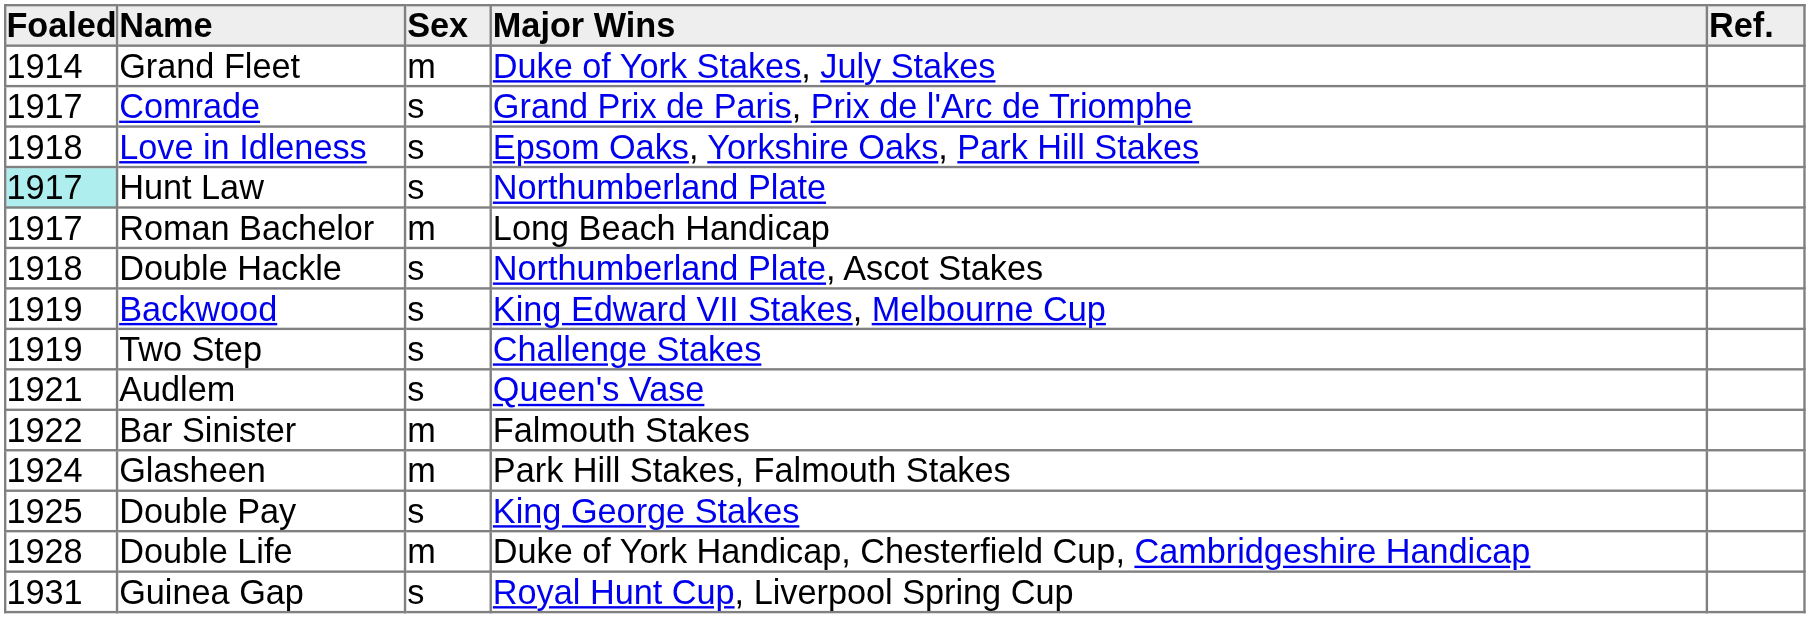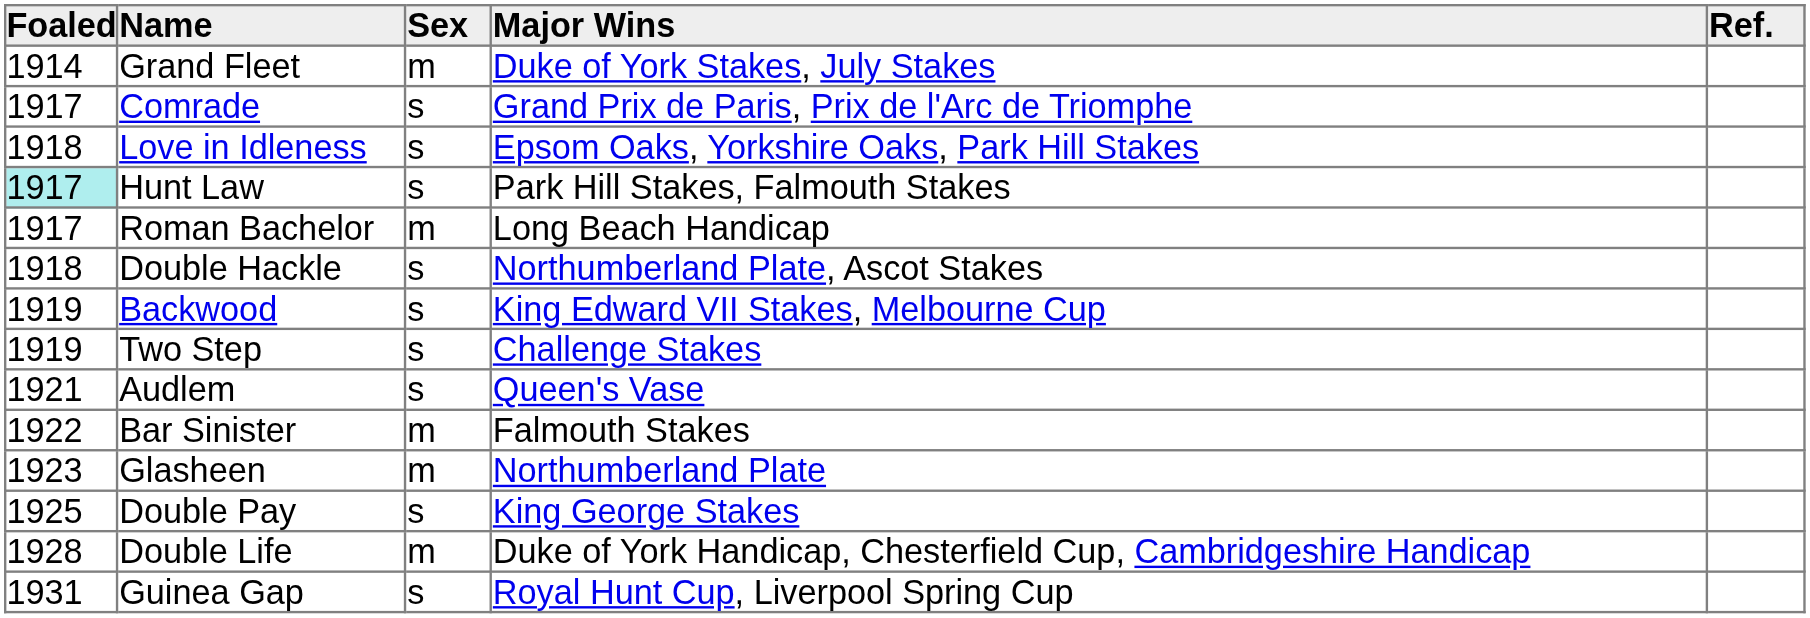(659, 187) Northumberland Plate -> (752, 187) Park Hill Stakes, Falmouth Stakes
(44, 470) 1924 -> (44, 470) 1923
(752, 470) Park Hill Stakes, Falmouth Stakes -> (659, 470) Northumberland Plate
